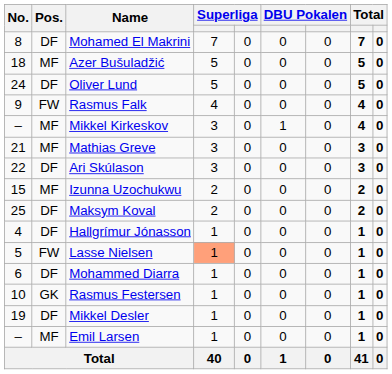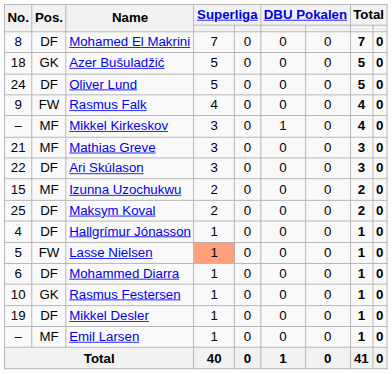(49, 63) MF -> (49, 63) GK
